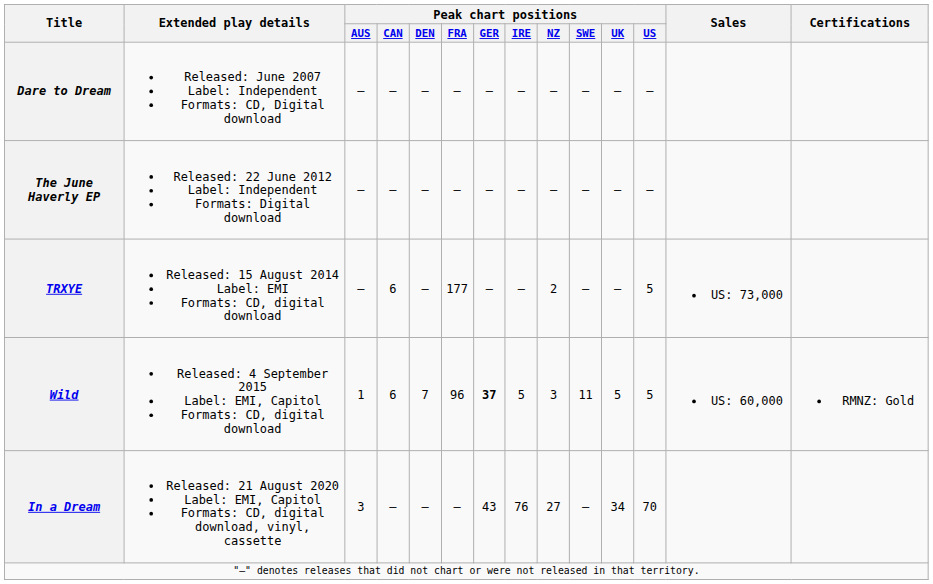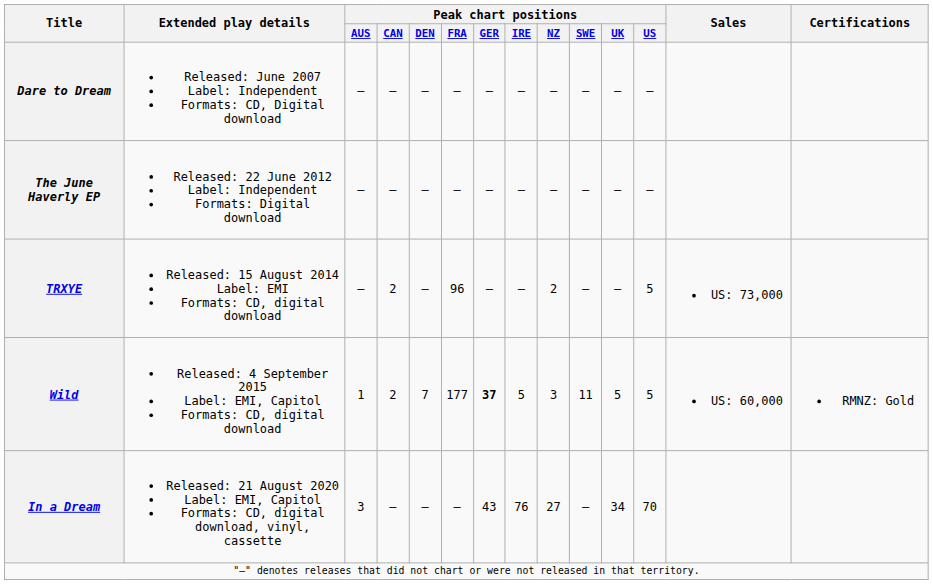(393, 289) 6 -> (393, 289) 2
(457, 289) 177 -> (457, 289) 96
(393, 394) 6 -> (393, 394) 2
(457, 394) 96 -> (457, 394) 177
